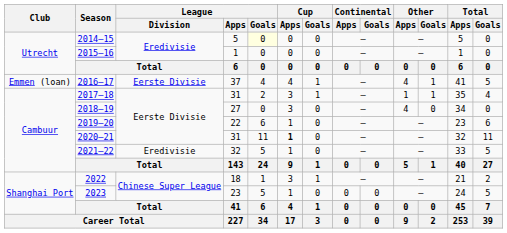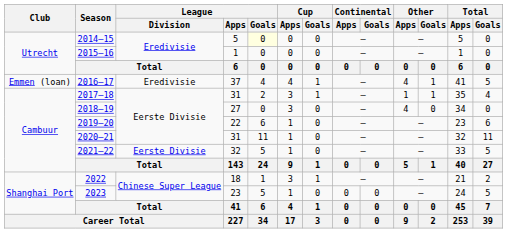(170, 81) Eerste Divisie -> (170, 81) Eredivisie
(290, 137) bold -> (290, 137) normal
(170, 151) Eredivisie -> (170, 151) Eerste Divisie
